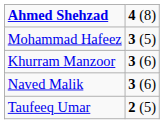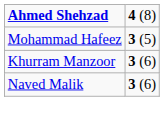- row: (49, 107)
